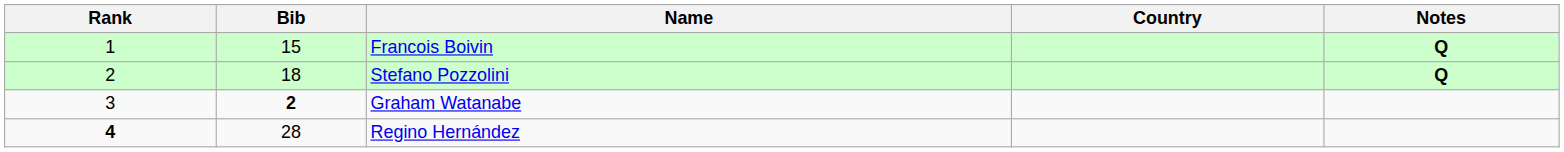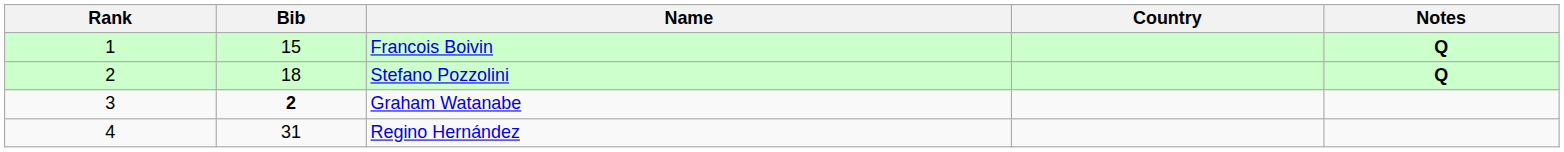(110, 132) bold -> (110, 132) normal
(291, 132) 28 -> (291, 132) 31
